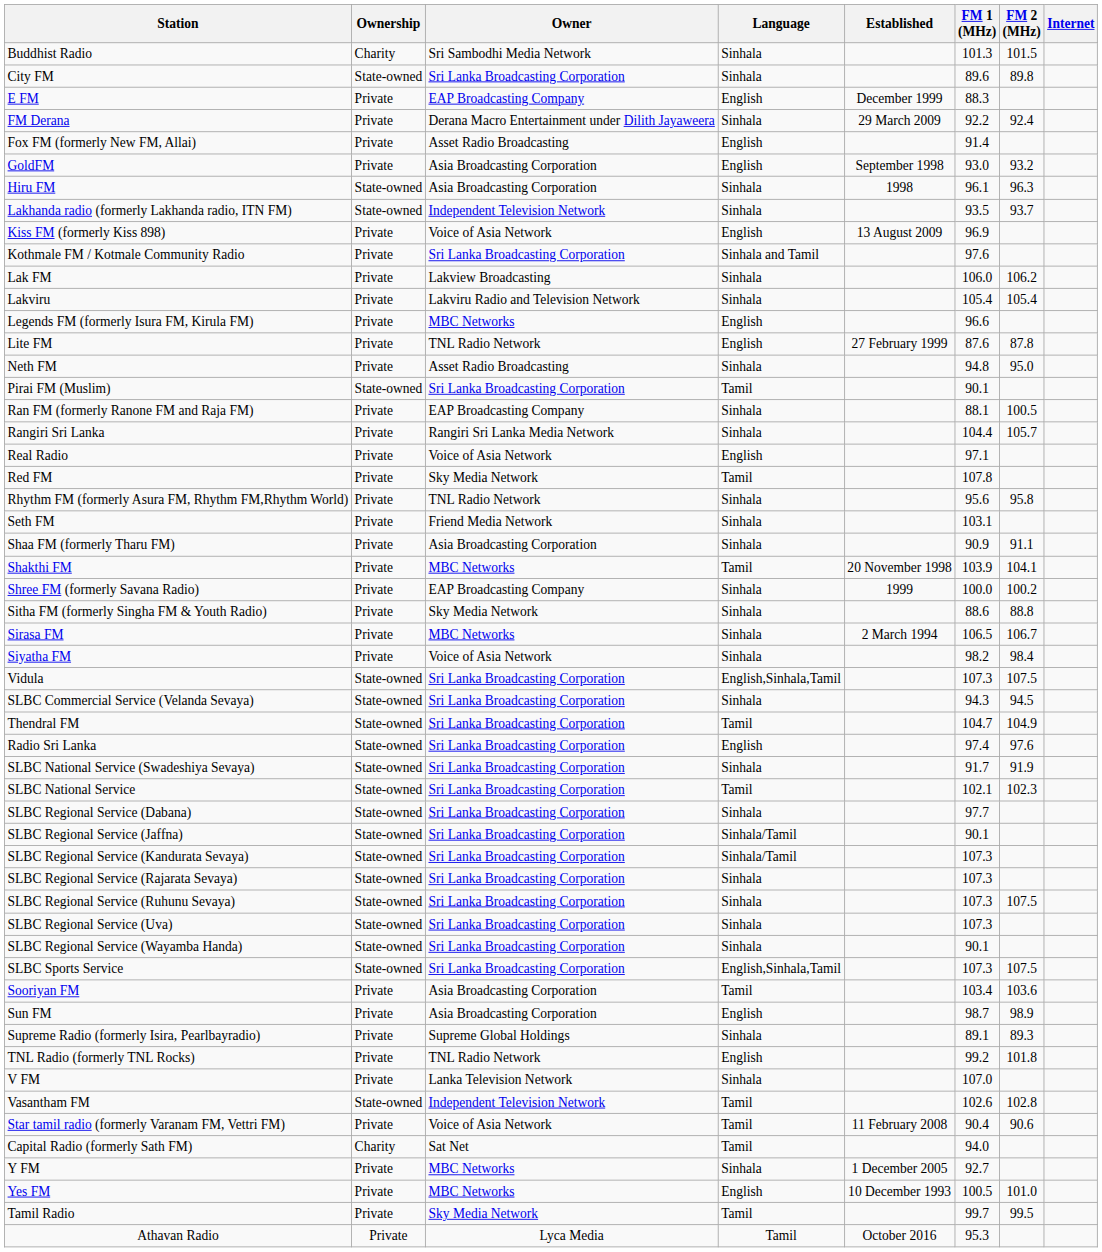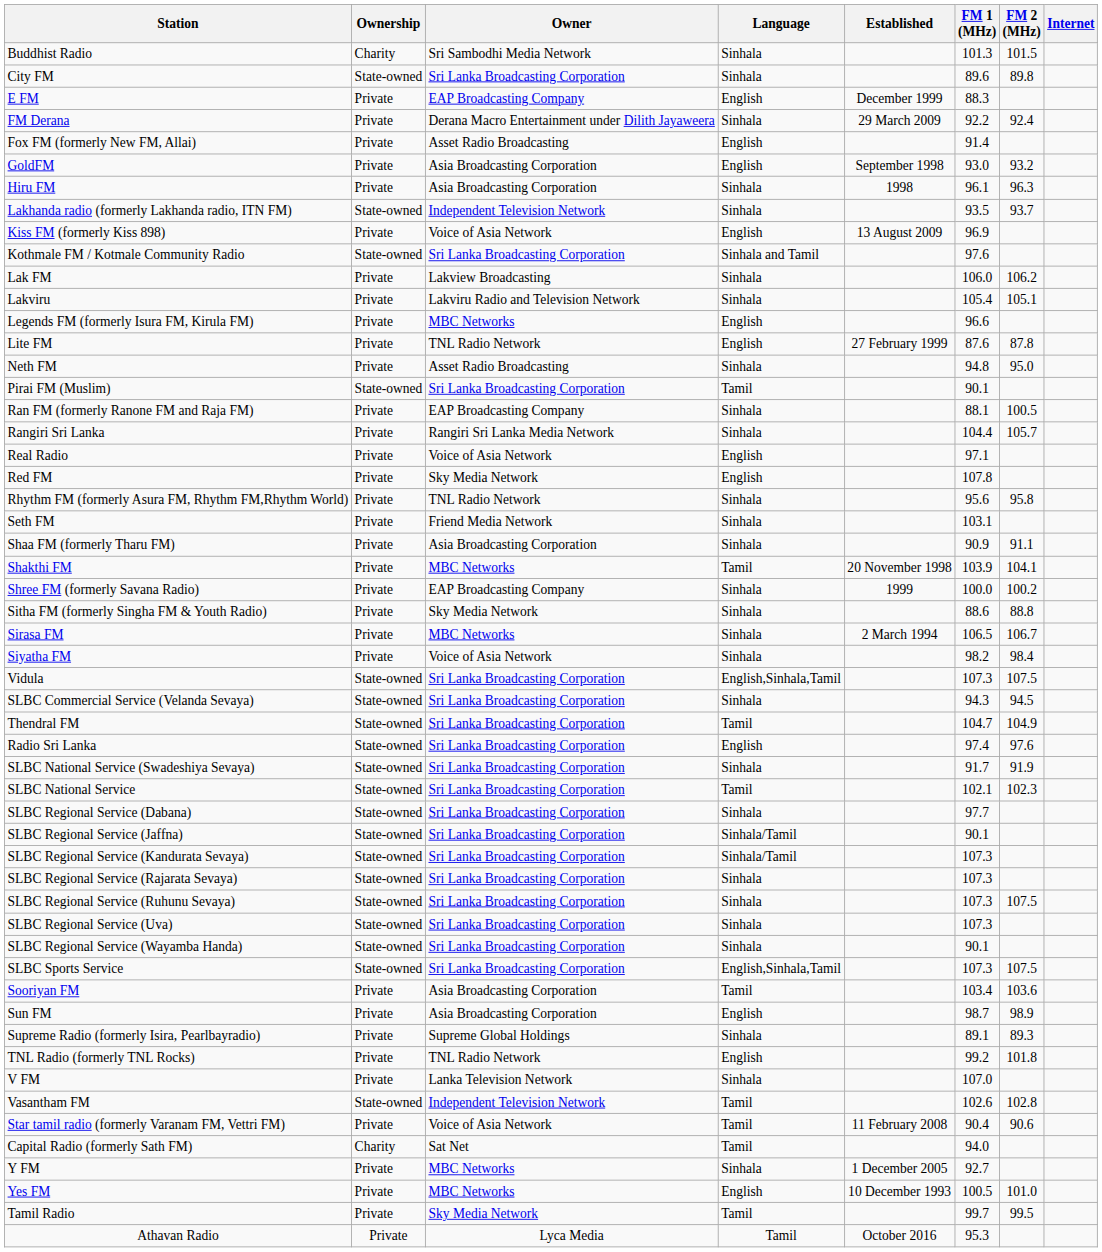(388, 187) State-owned -> (374, 187) Private
(374, 254) Private -> (388, 254) State-owned
(1022, 299) 105.4 -> (1022, 299) 105.1
(737, 477) Tamil -> (742, 477) English
